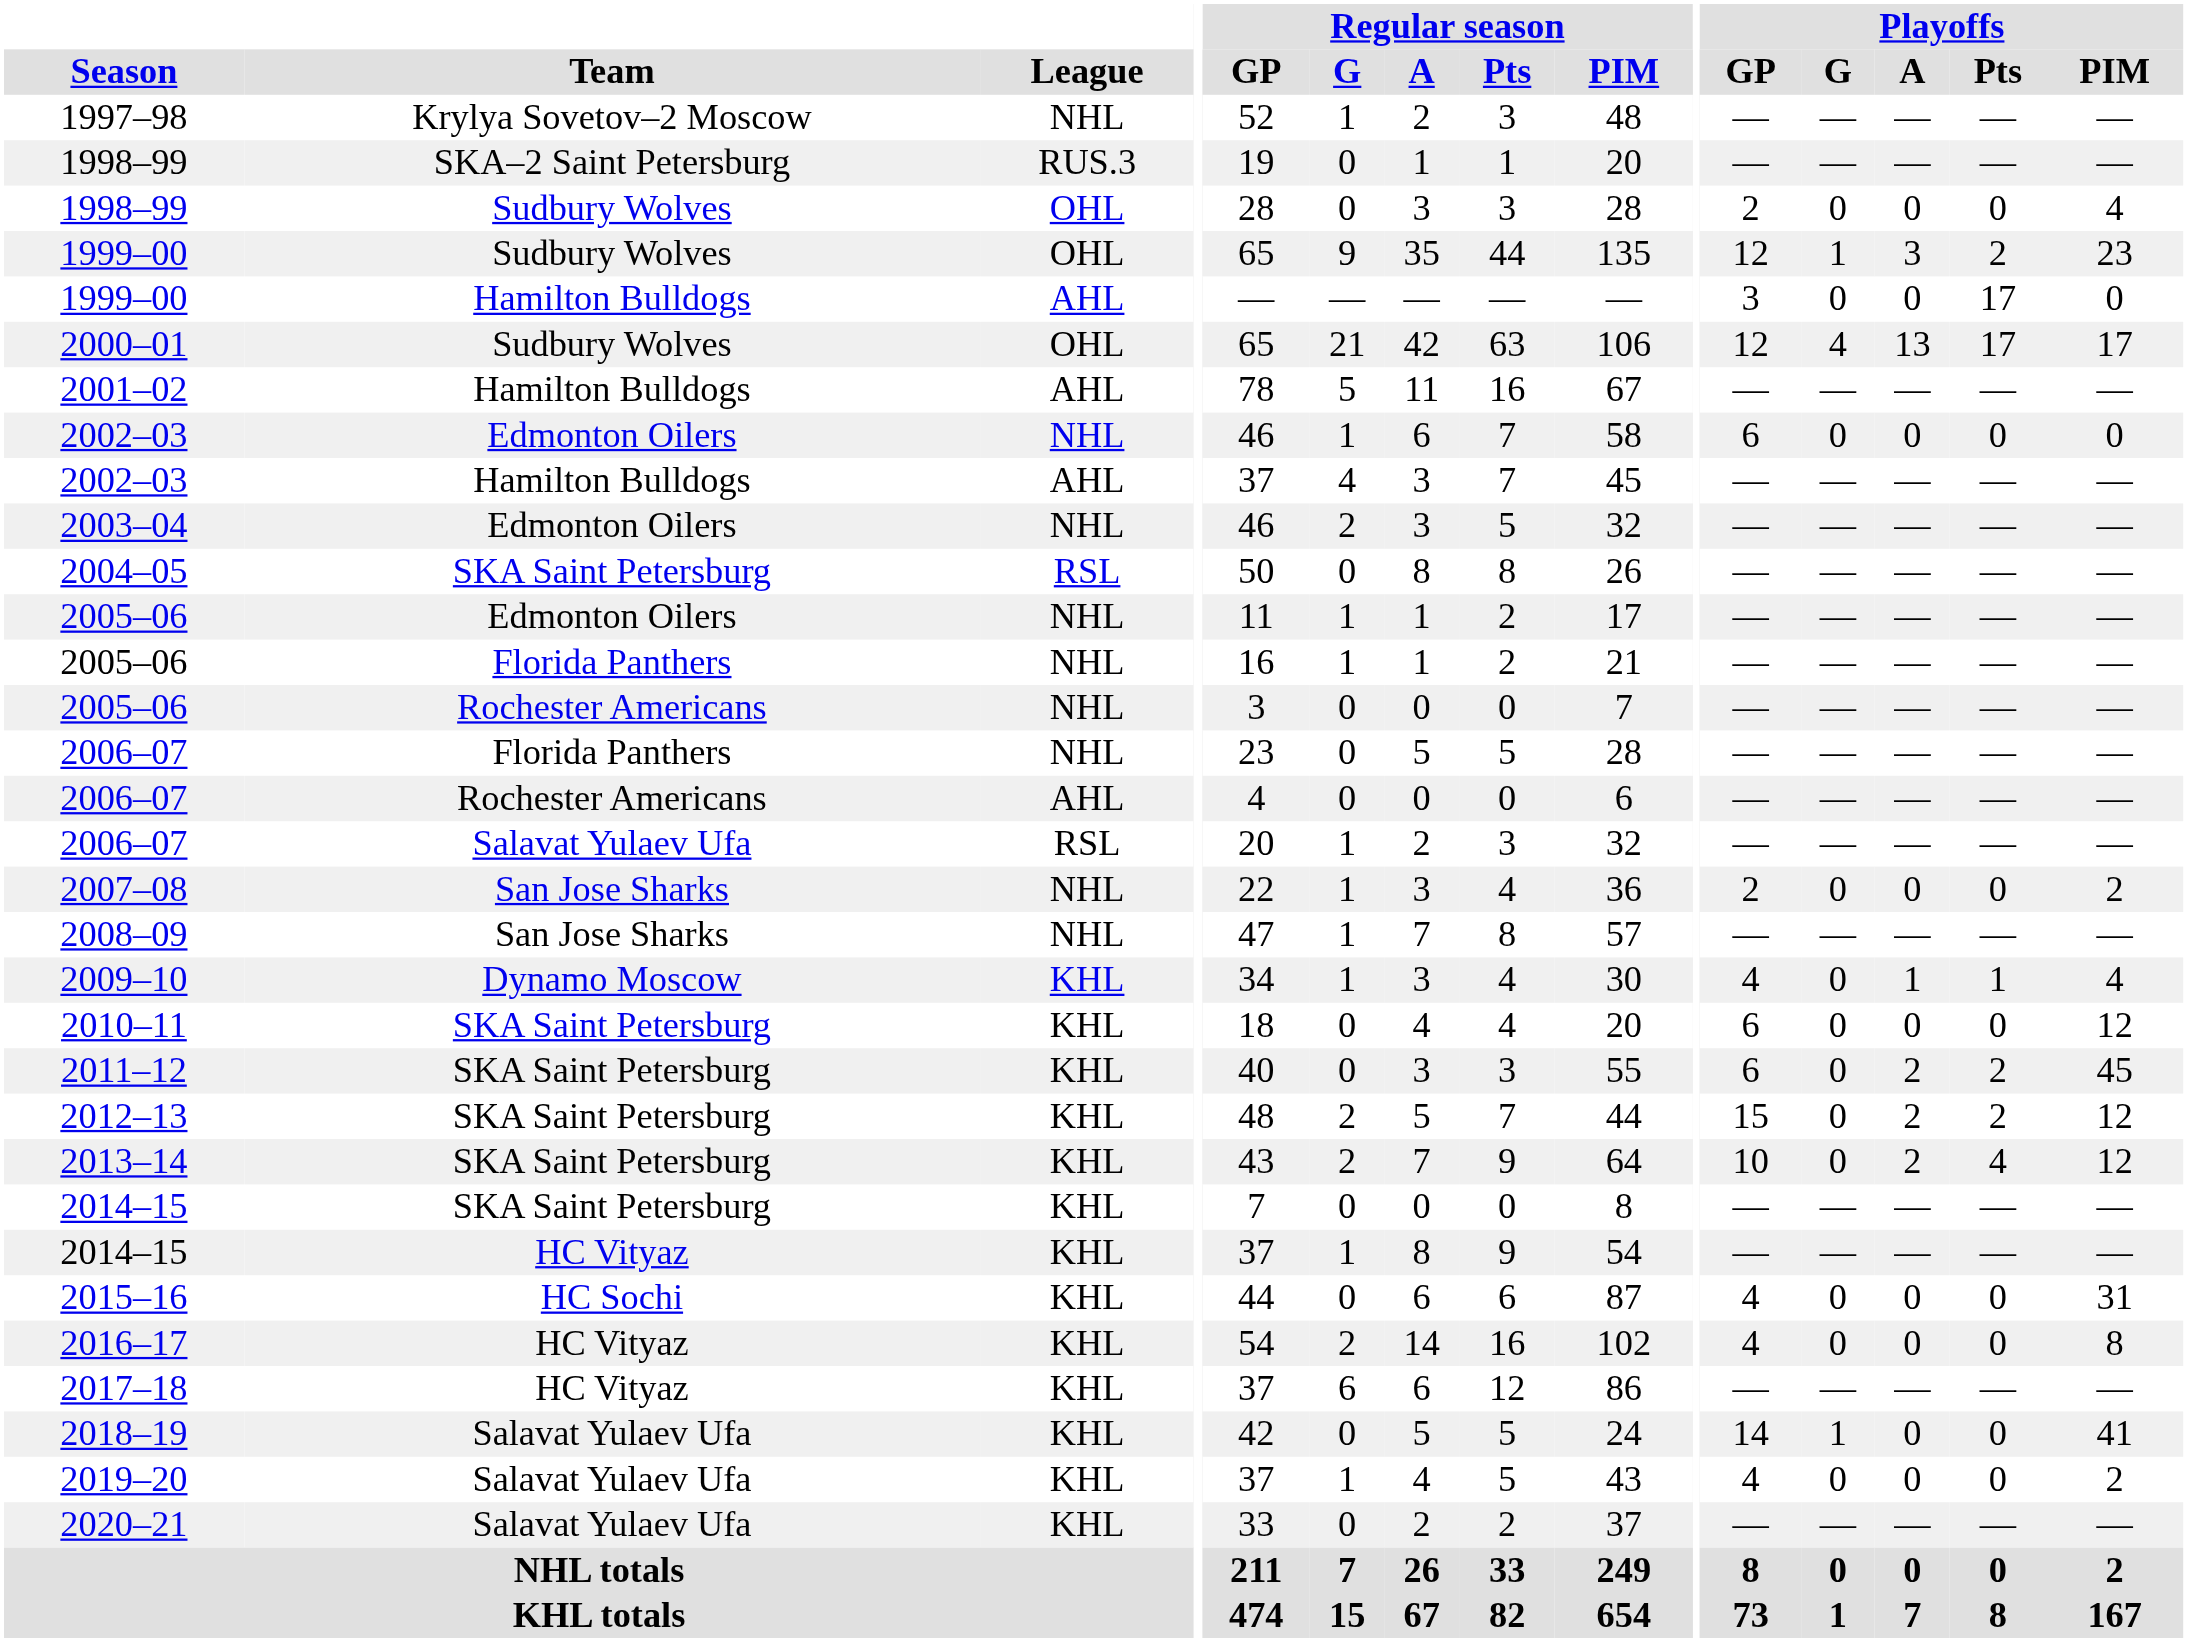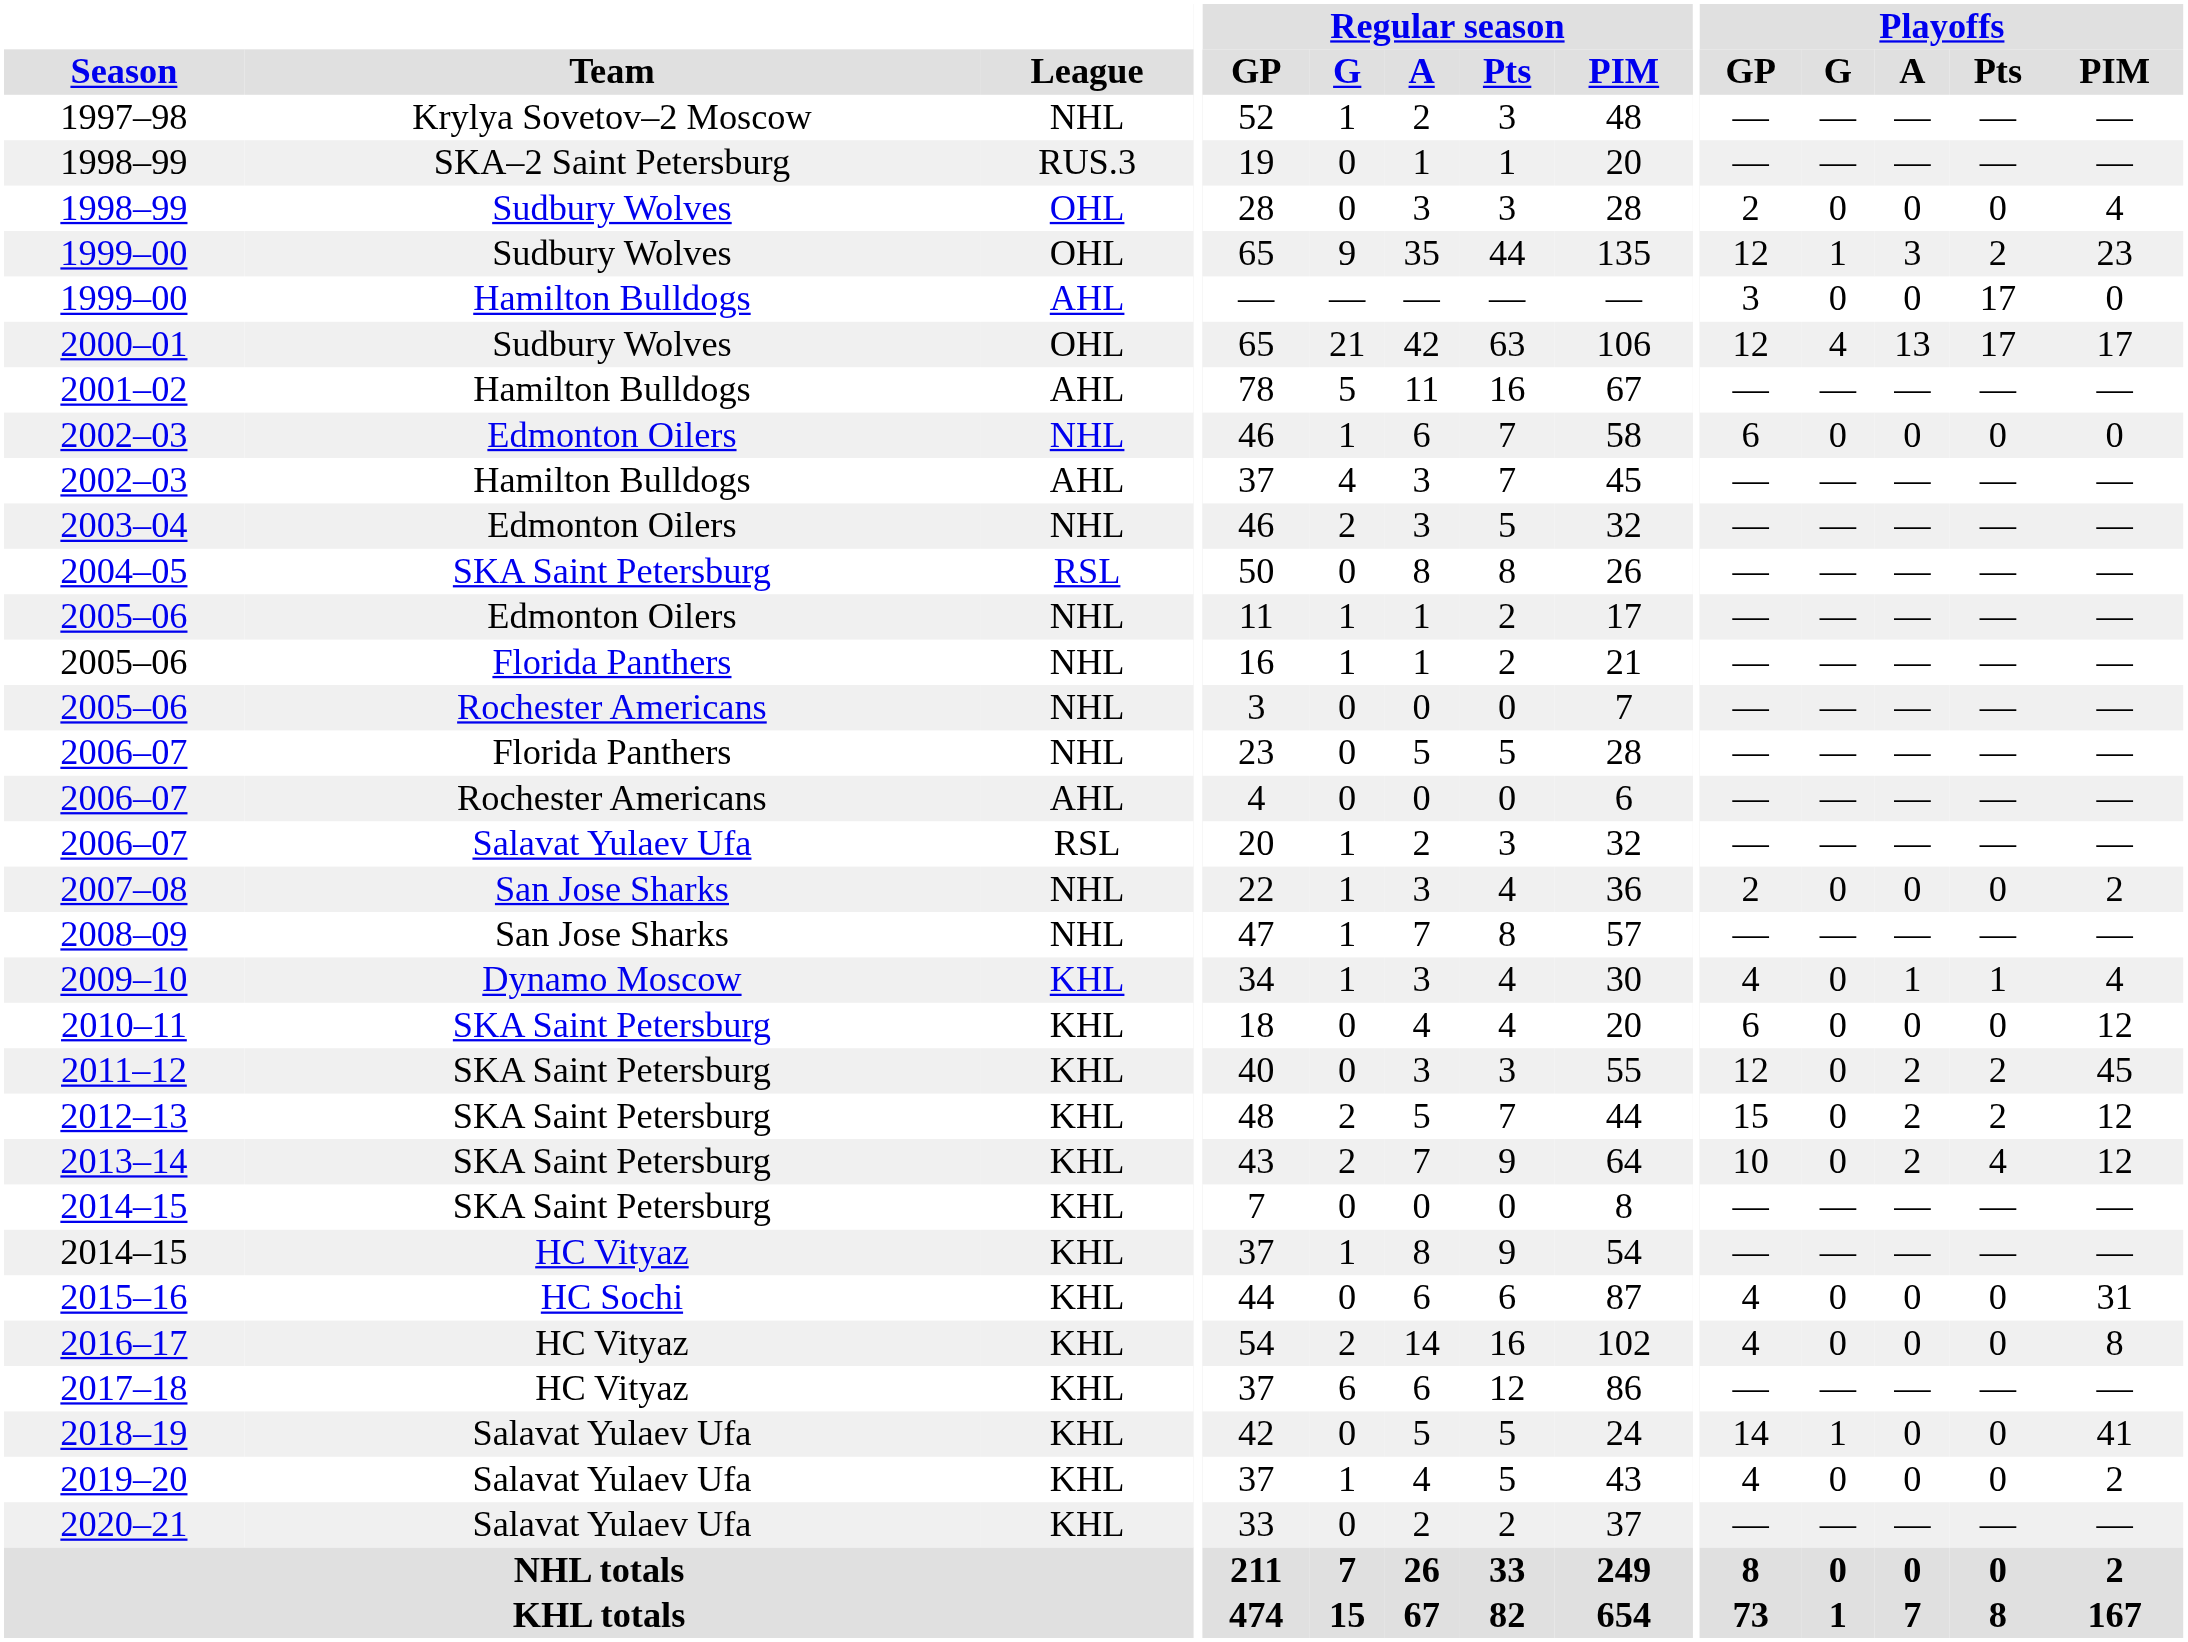(1751, 1070) 6 -> (1751, 1070) 12
